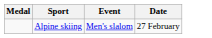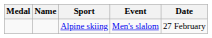+ column: (45, 12)
